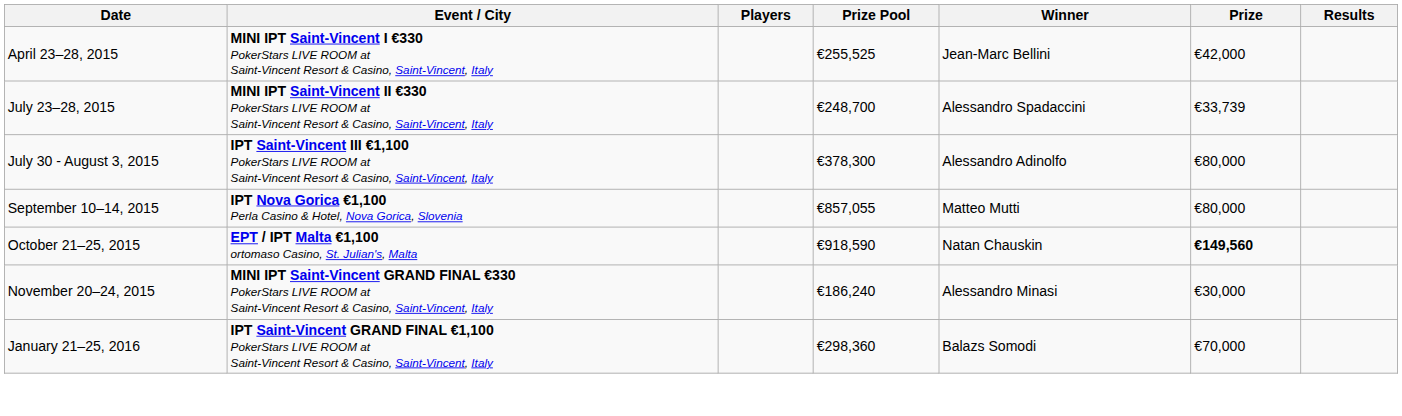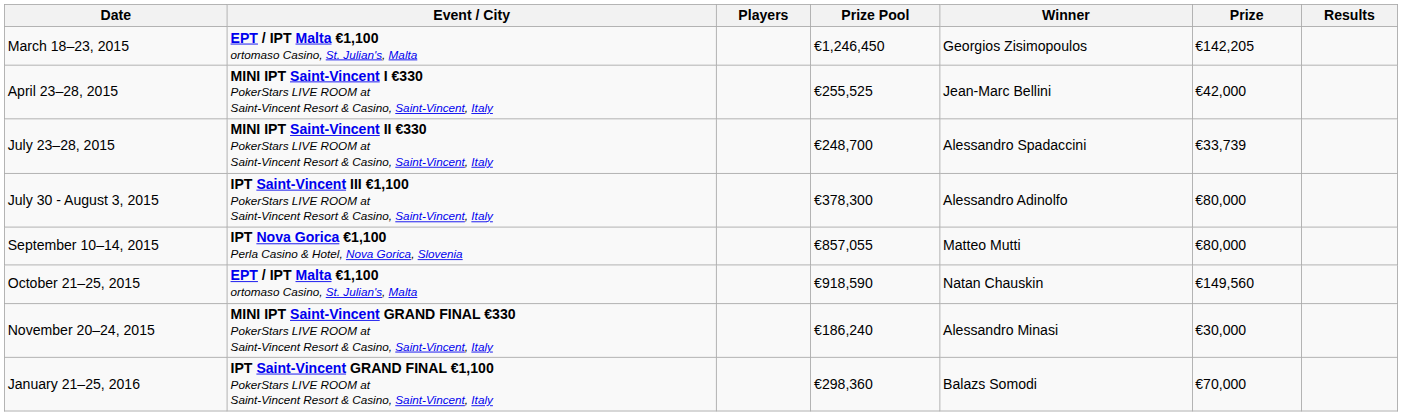+ row: (68, 45)
(1224, 246) bold -> (1225, 284) normal
